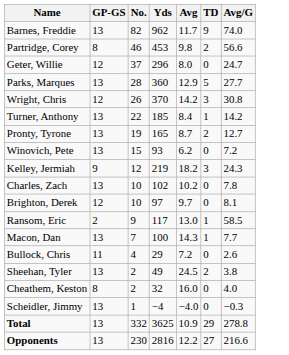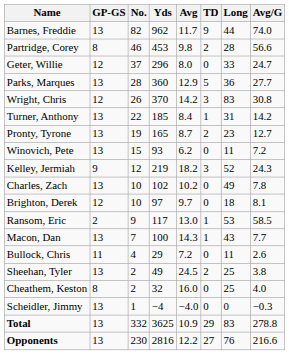+ column: (236, 13)
